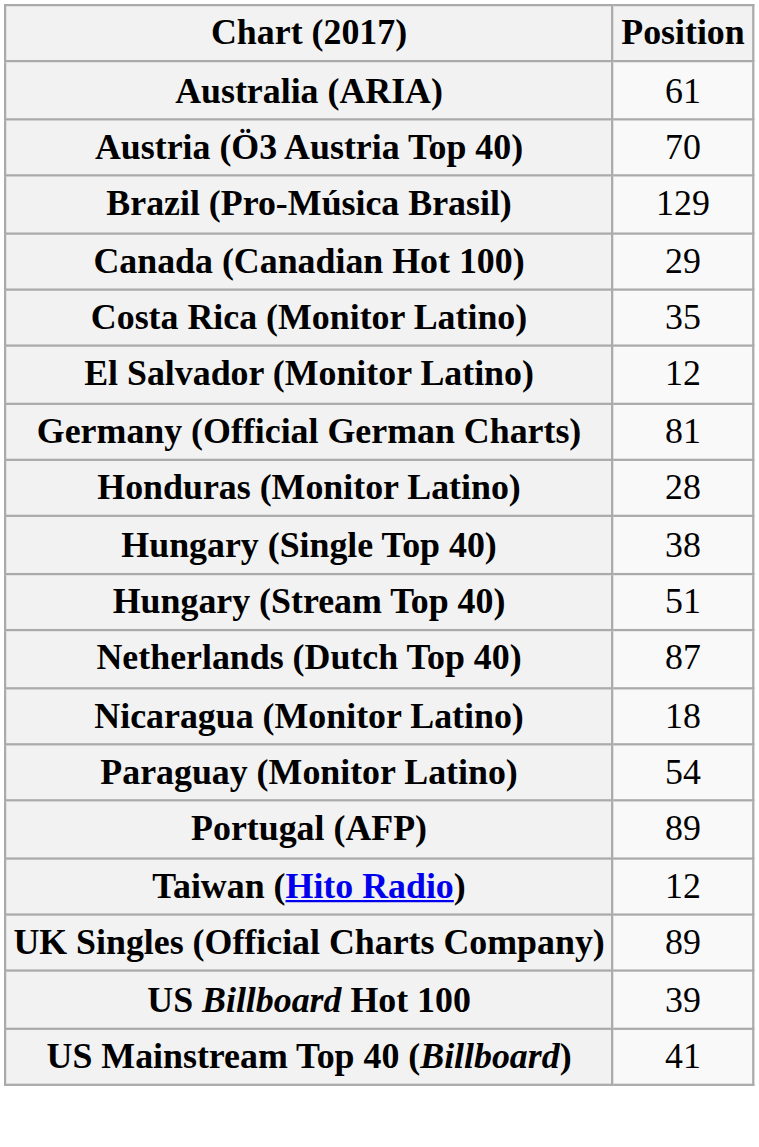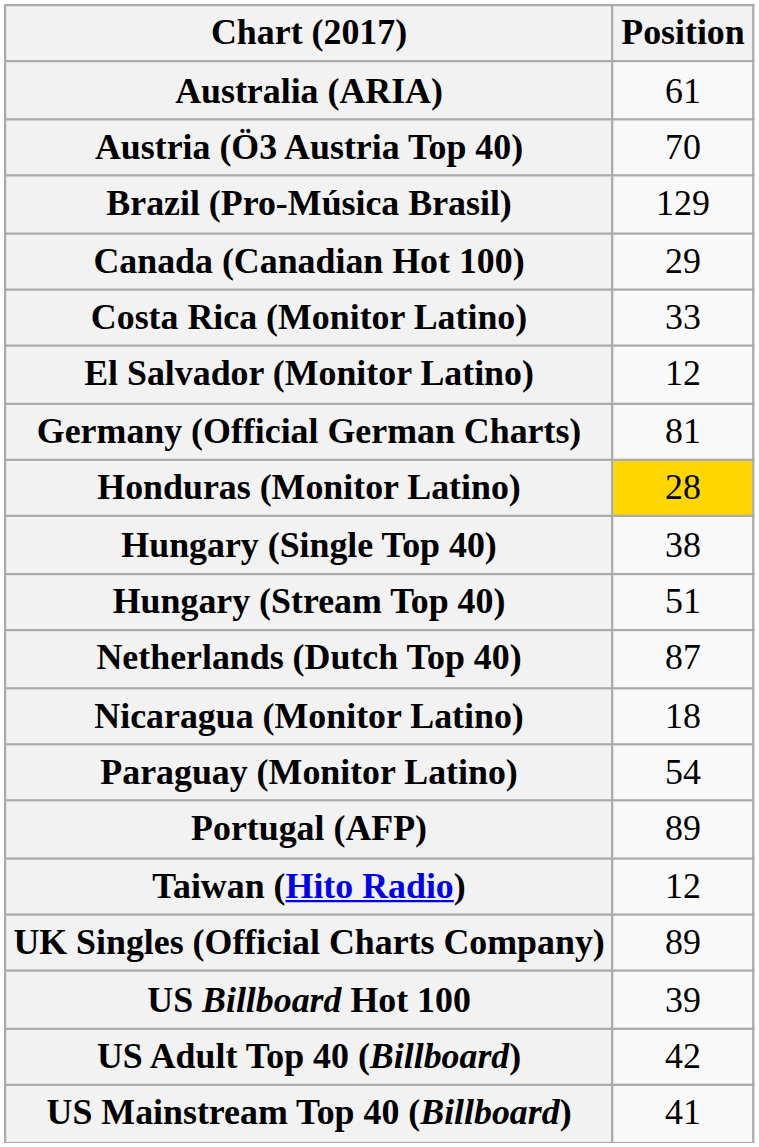(683, 317) 35 -> (683, 317) 33
(683, 487) no background -> (683, 487) gold background
+ row: (309, 1056)
